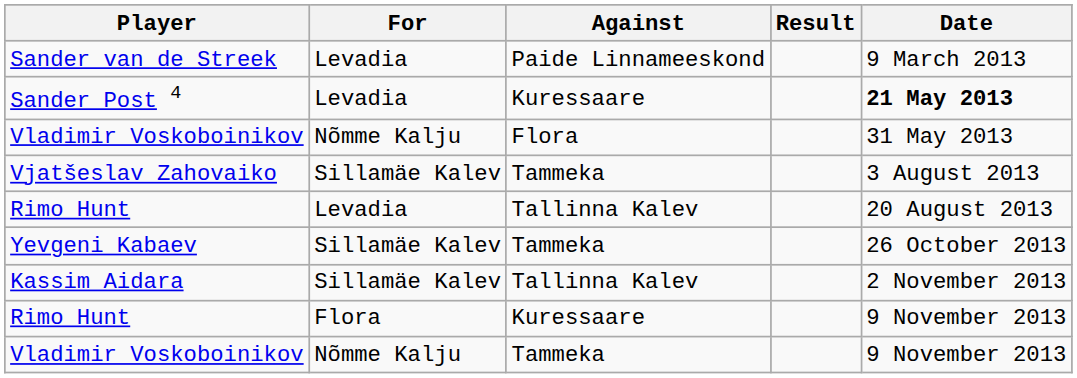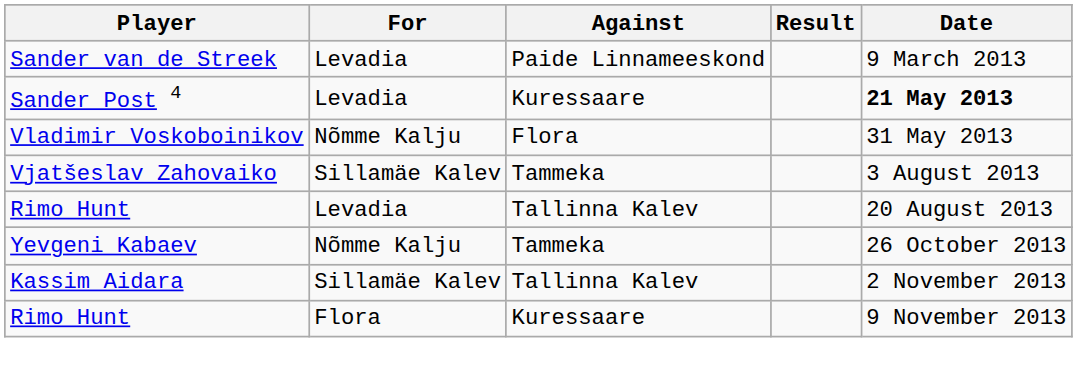(408, 246) Sillamäe Kalev -> (388, 246) Nõmme Kalju
- row: (157, 355)
